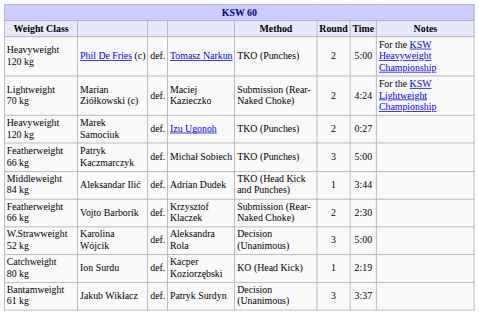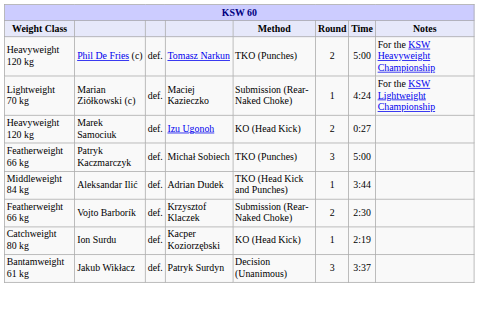(334, 95) 2 -> (332, 95) 1
(268, 129) TKO (Punches) -> (268, 129) KO (Head Kick)
- row: (97, 240)
